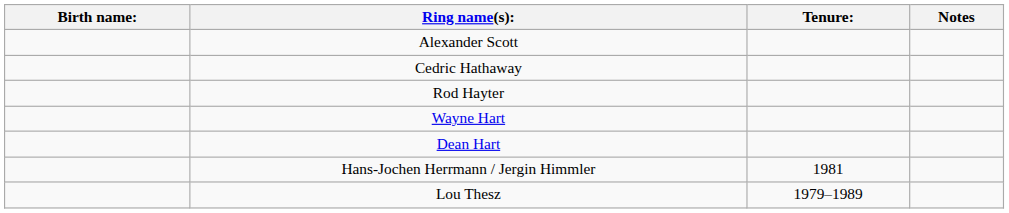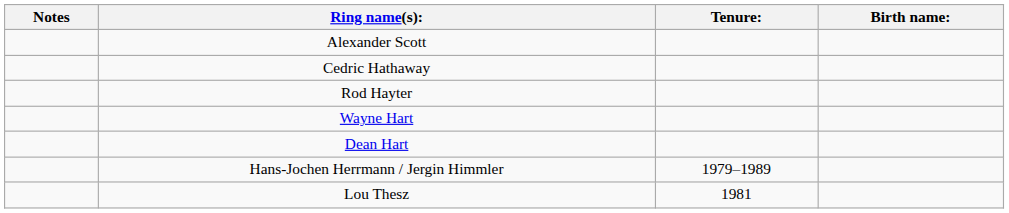columns swapped: (97, 16) <-> (956, 16)
(828, 168) 1981 -> (736, 168) 1979–1989
(828, 194) 1979–1989 -> (736, 194) 1981
